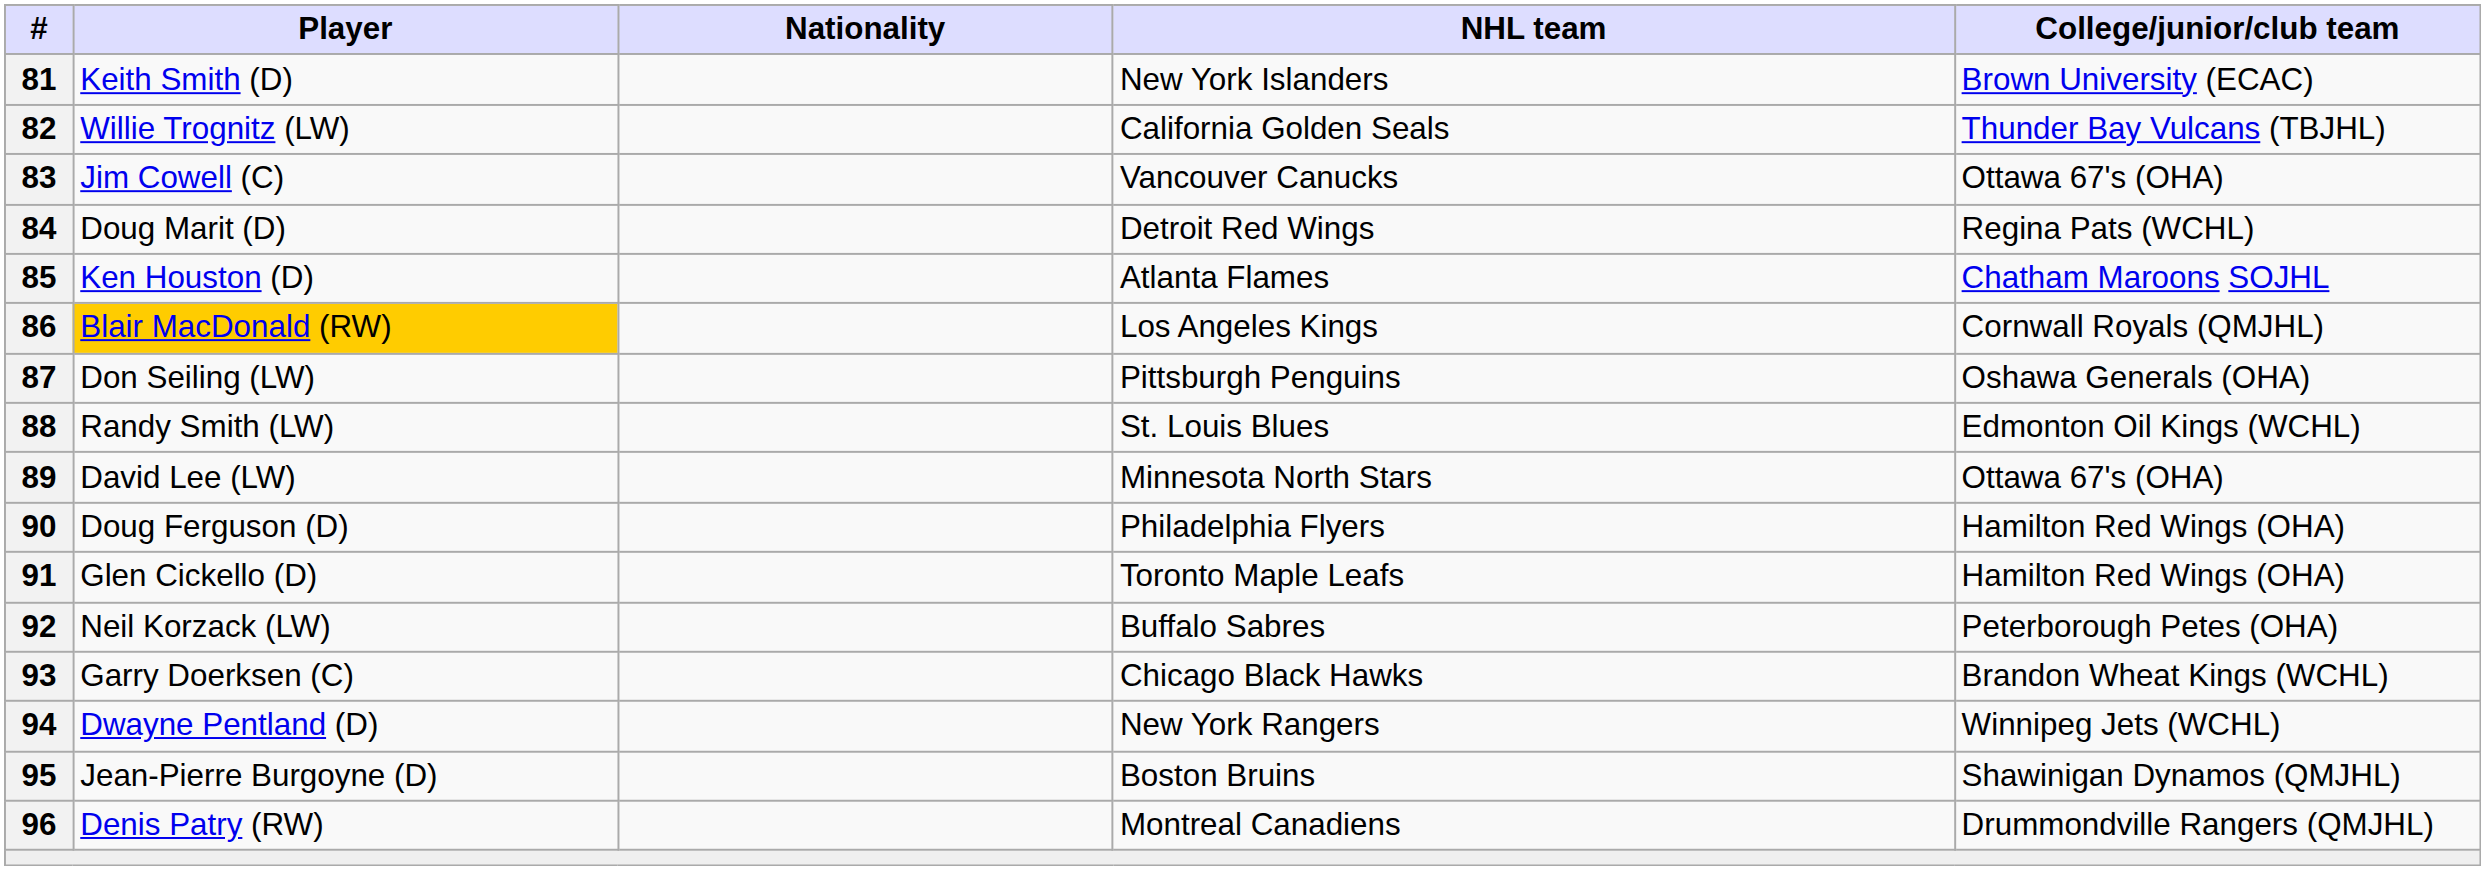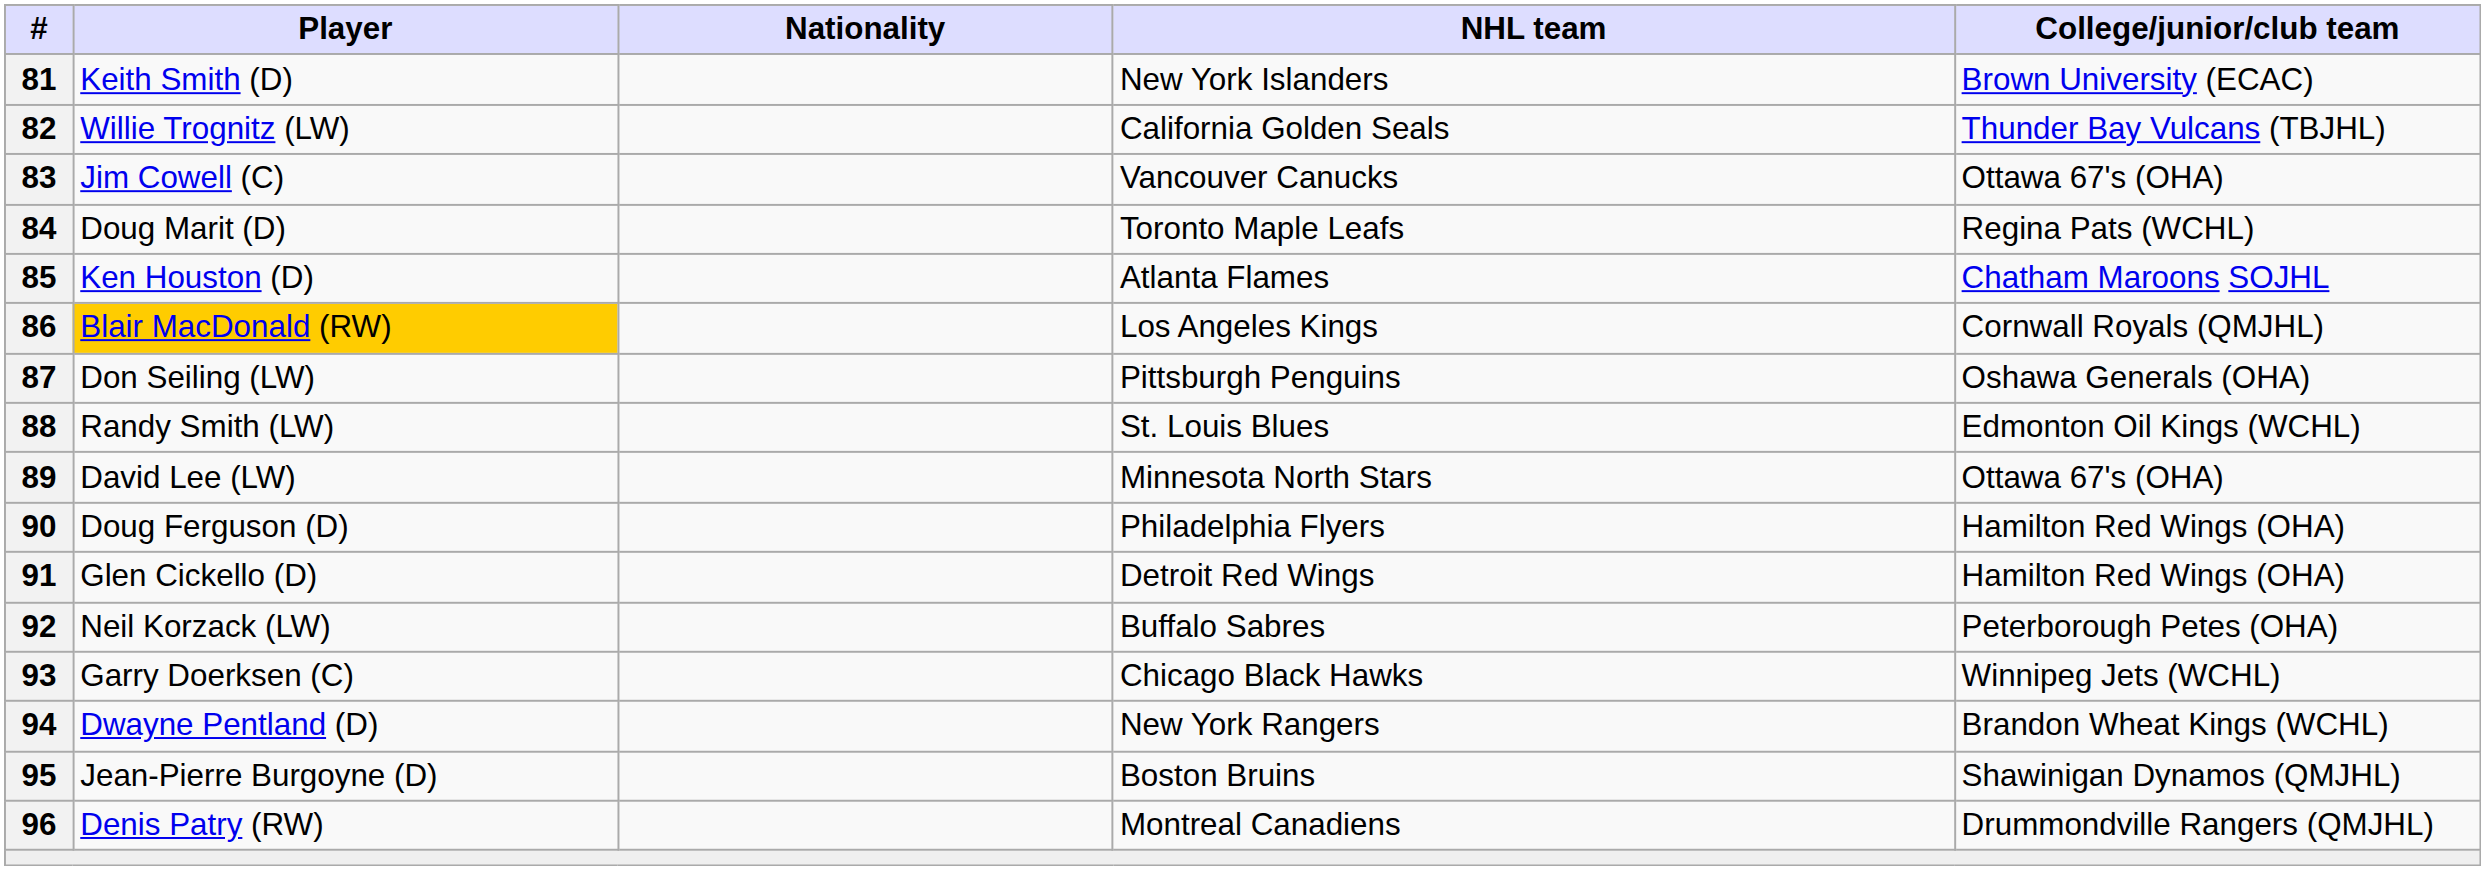(1247, 228) Detroit Red Wings -> (1262, 228) Toronto Maple Leafs
(1262, 576) Toronto Maple Leafs -> (1247, 576) Detroit Red Wings
(2175, 675) Brandon Wheat Kings (WCHL) -> (2121, 675) Winnipeg Jets (WCHL)
(2121, 725) Winnipeg Jets (WCHL) -> (2175, 725) Brandon Wheat Kings (WCHL)
